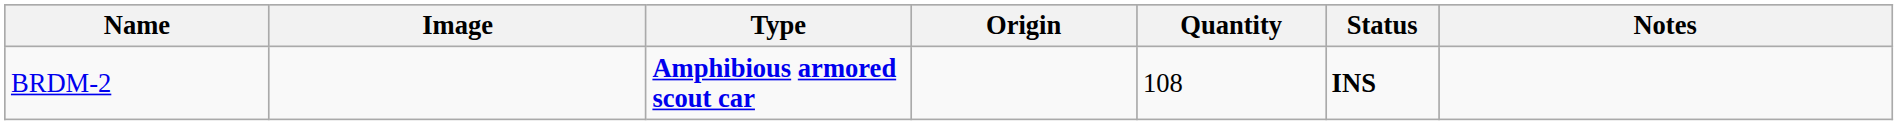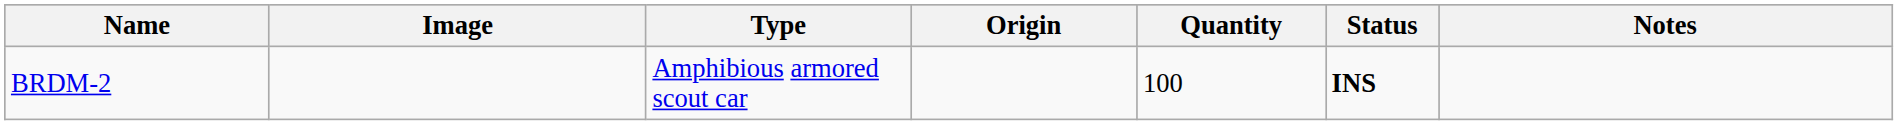(774, 82) bold -> (766, 82) normal
(1163, 82) 108 -> (1163, 82) 100
